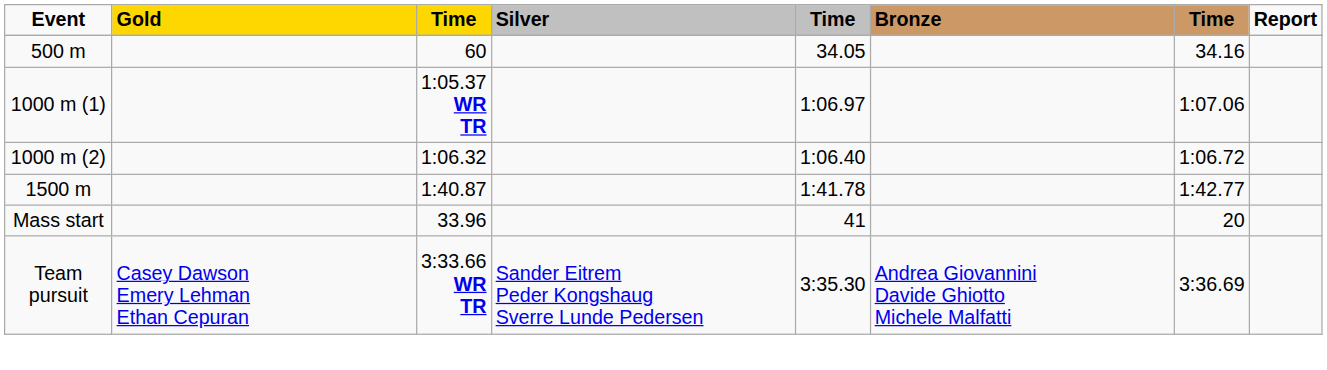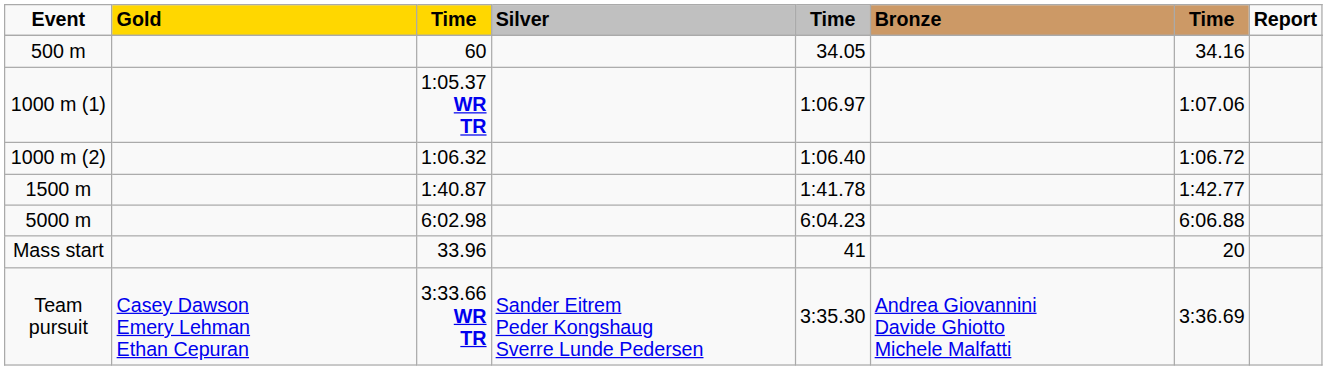+ row: (58, 220)
